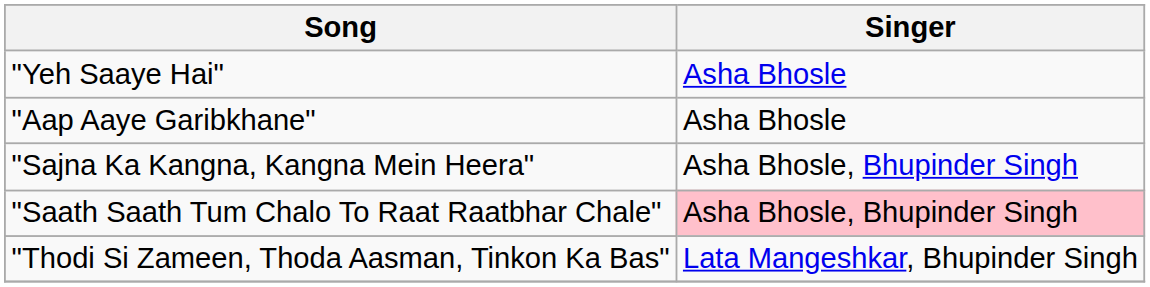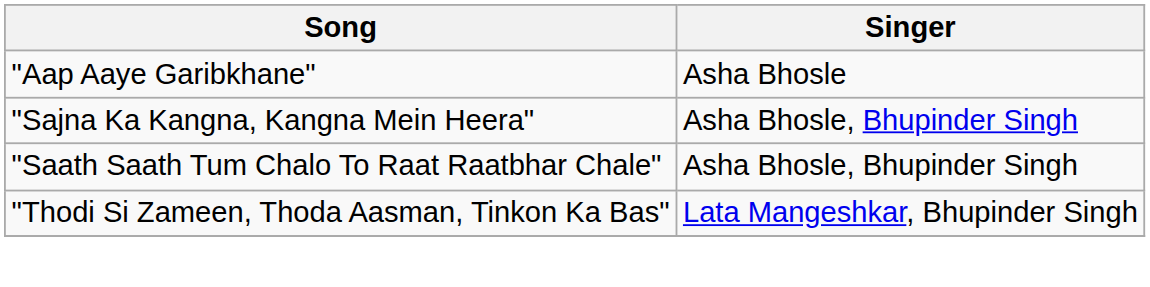- row: (118, 73)
(880, 212) pink background -> (880, 166) no background
